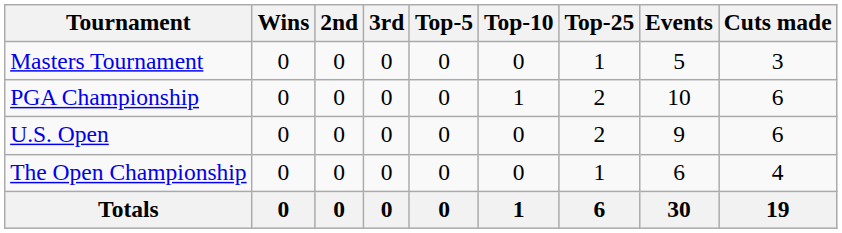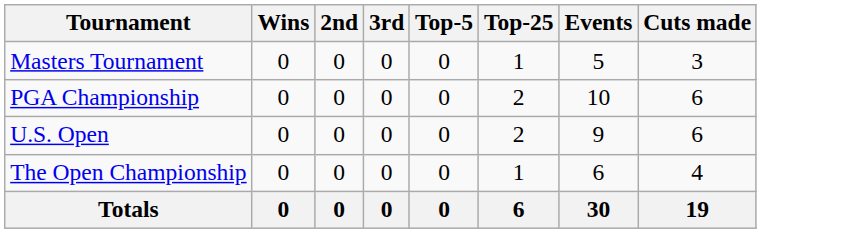- column: (519, 23)
